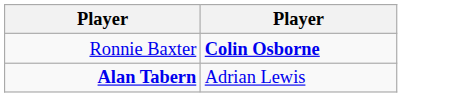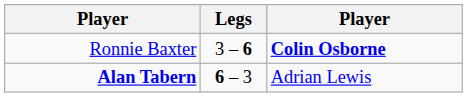+ column: (233, 19)
